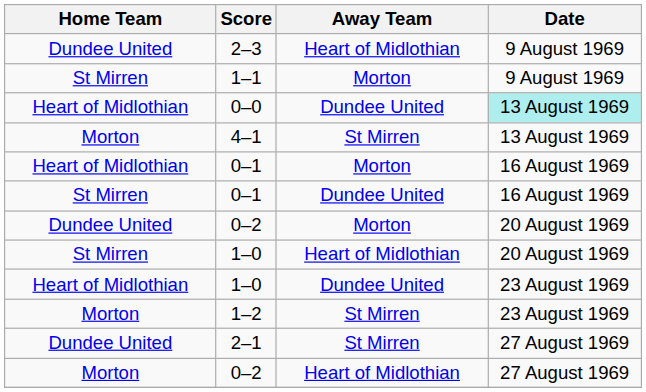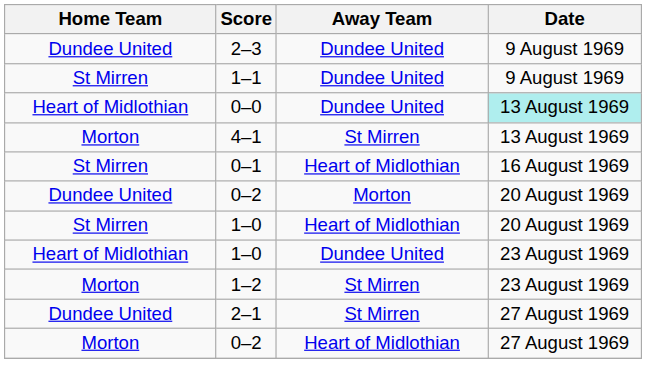(382, 48) Heart of Midlothian -> (382, 48) Dundee United
(382, 78) Morton -> (382, 78) Dundee United
- row: (110, 166)
(382, 195) Dundee United -> (382, 166) Heart of Midlothian
